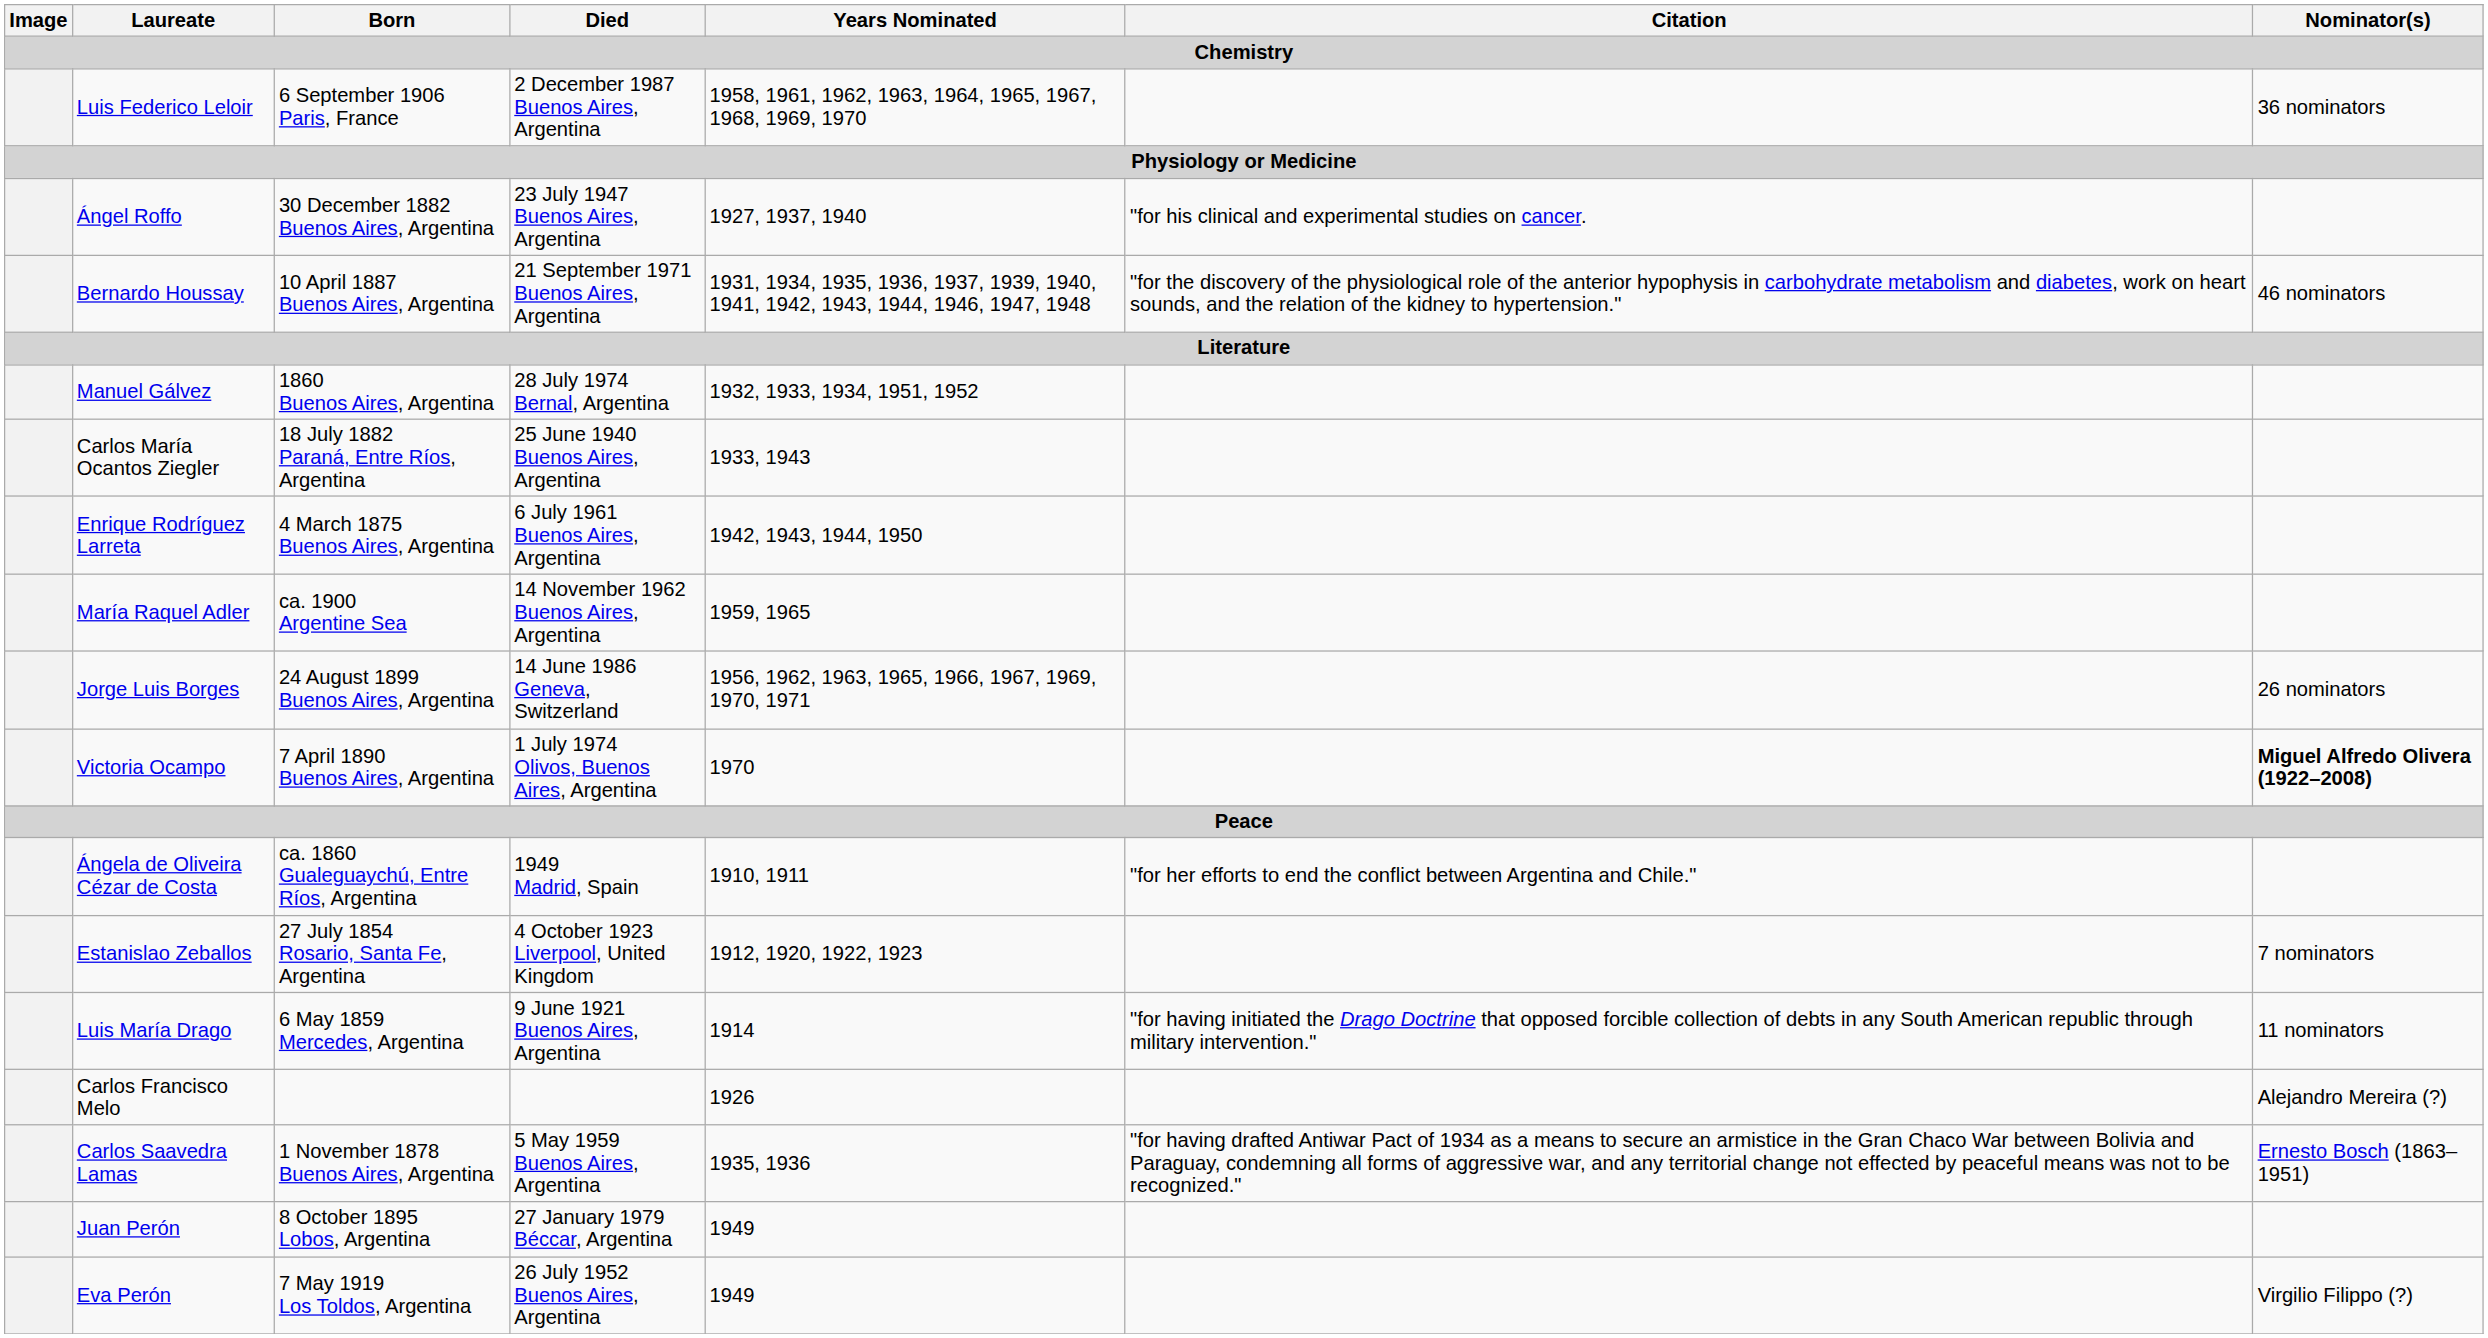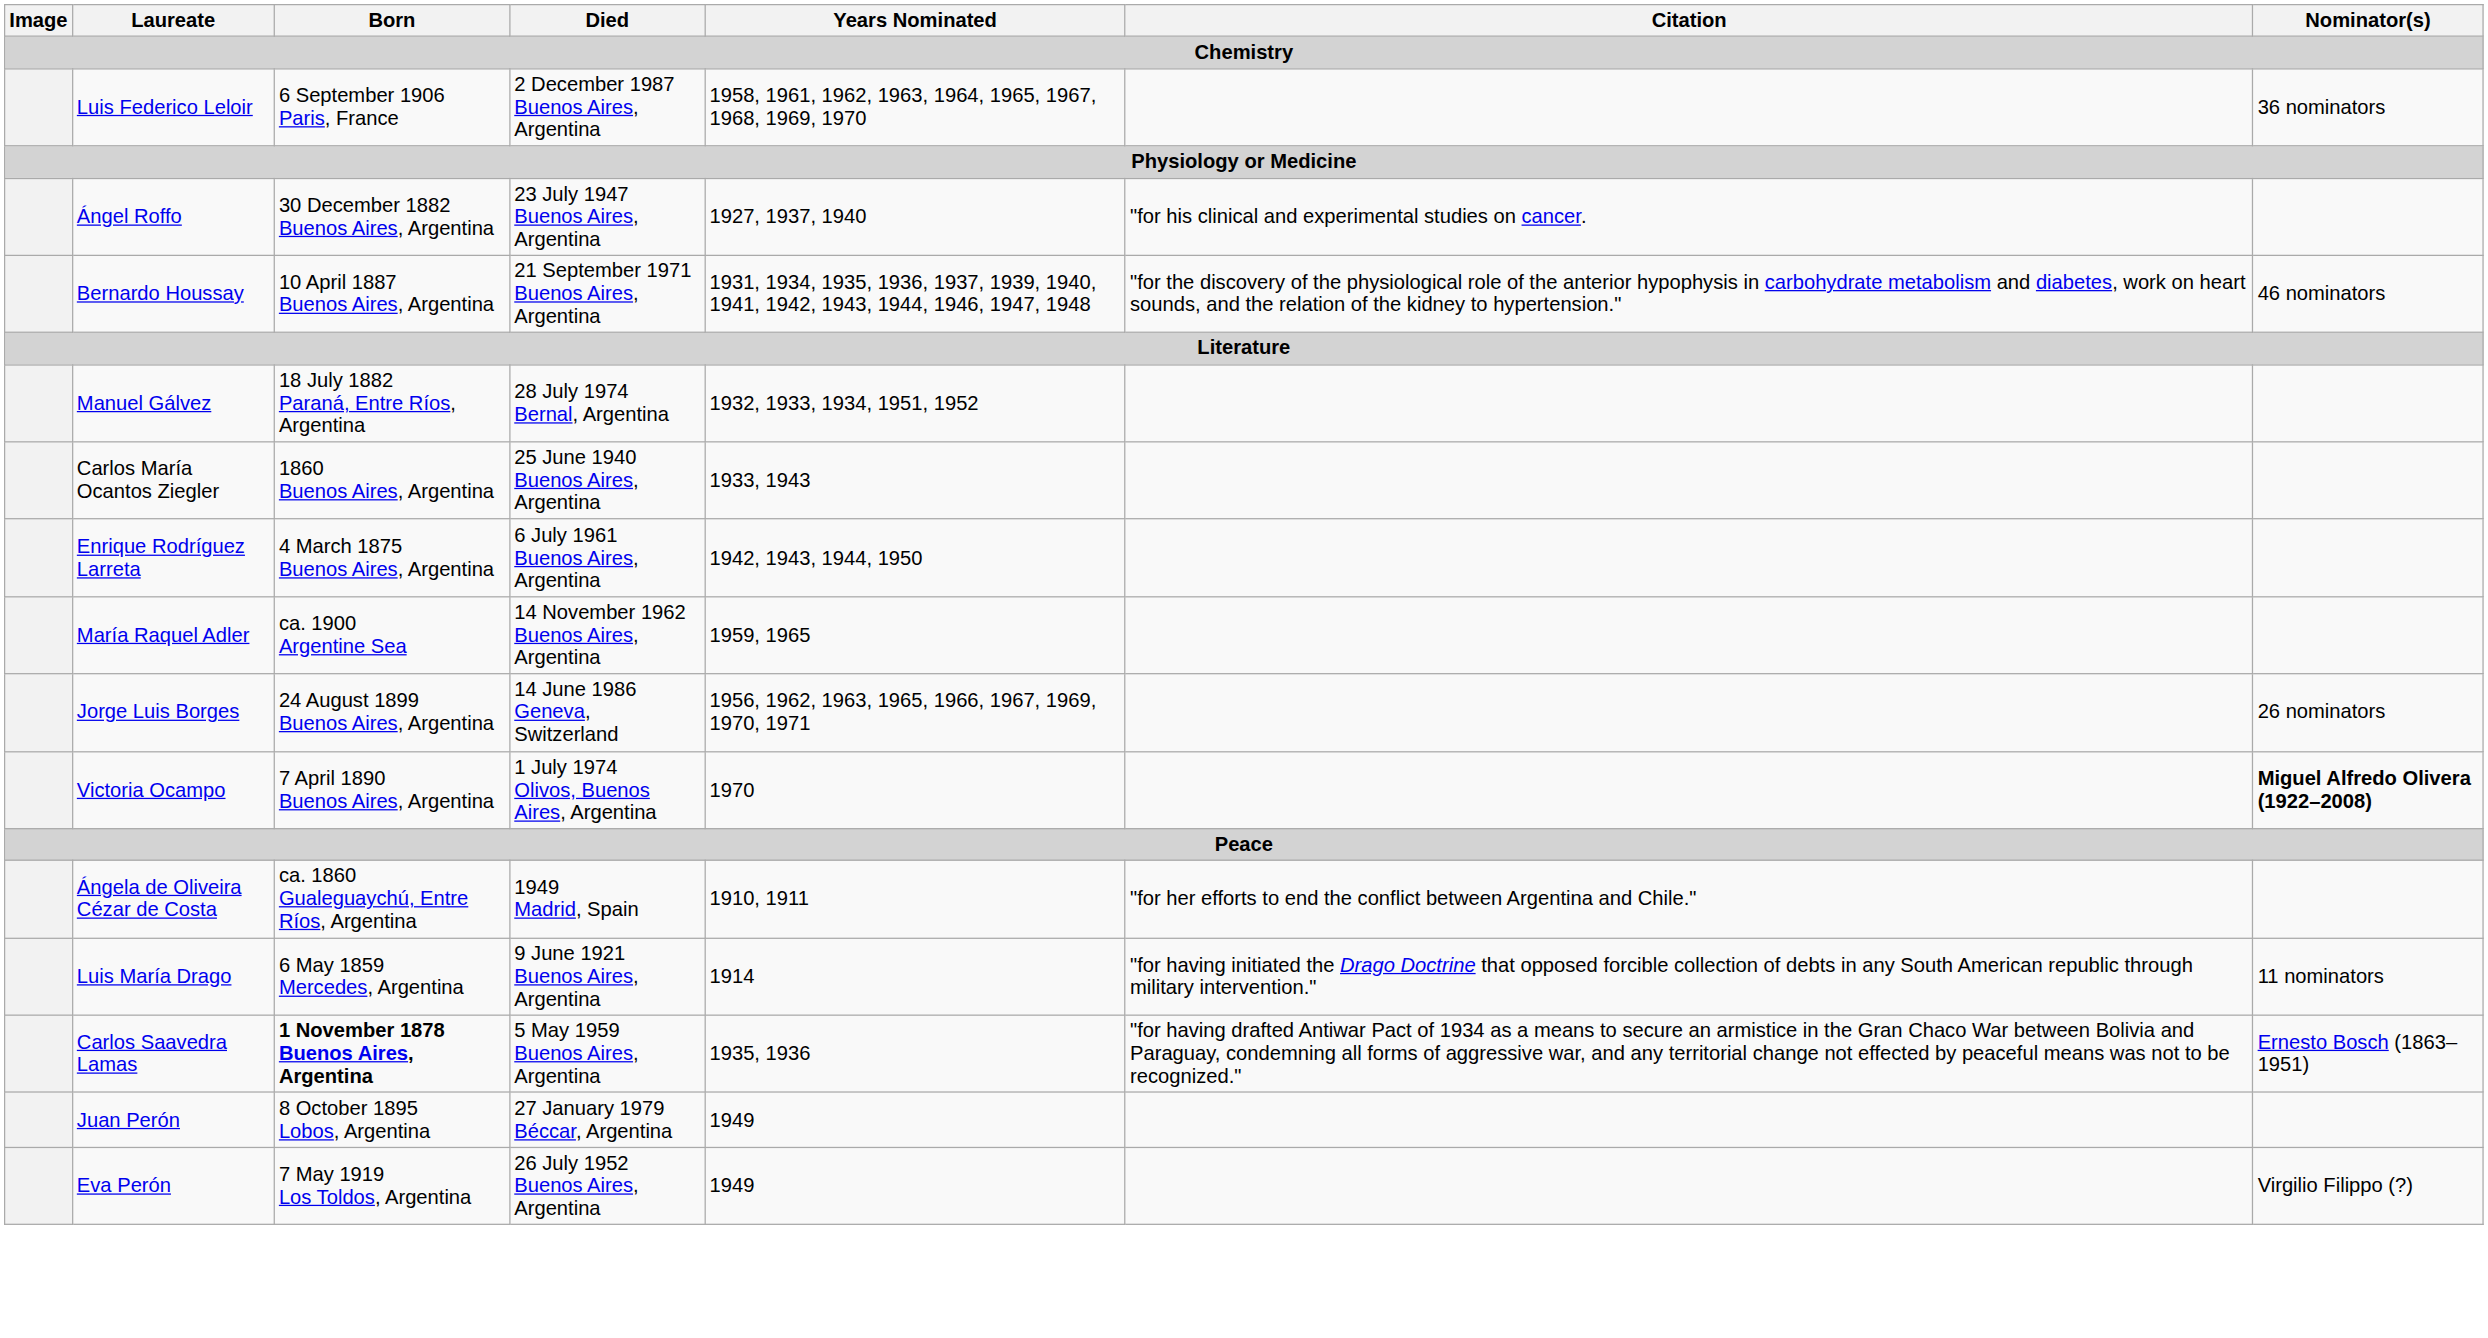(386, 391) 1860 Buenos Aires, Argentina -> (367, 403) 18 July 1882 Paraná, Entre Ríos, Argentina
(367, 457) 18 July 1882 Paraná, Entre Ríos, Argentina -> (386, 480) 1860 Buenos Aires, Argentina
- row: (164, 953)
- row: (152, 1096)
(386, 1162) normal -> (362, 1053) bold
